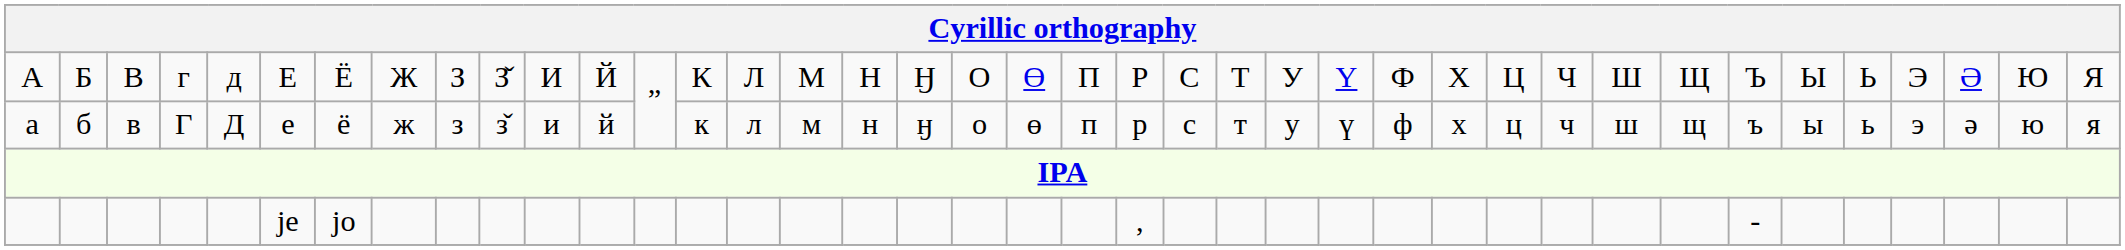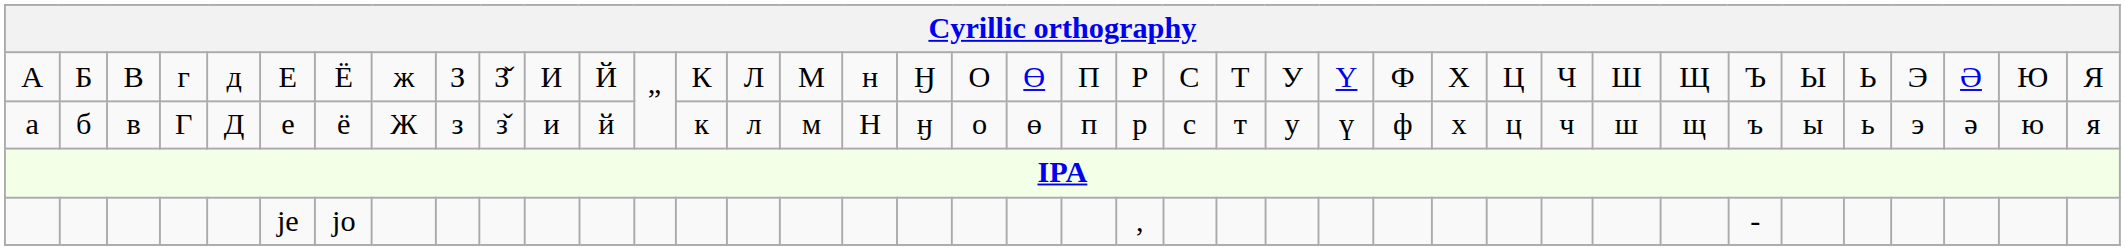(404, 76) Ж -> (404, 76) ж
(870, 76) Н -> (870, 76) н
(404, 124) ж -> (404, 124) Ж
(870, 124) н -> (870, 124) Н
